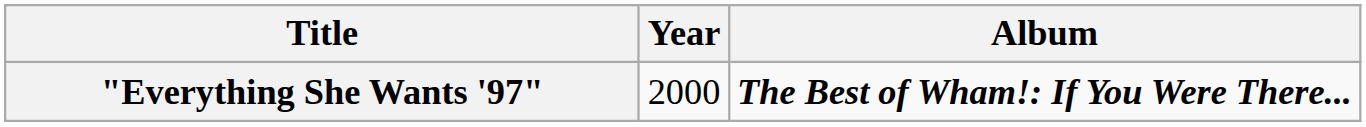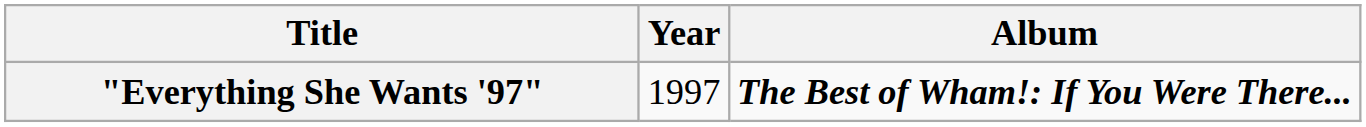(684, 90) 2000 -> (684, 90) 1997
